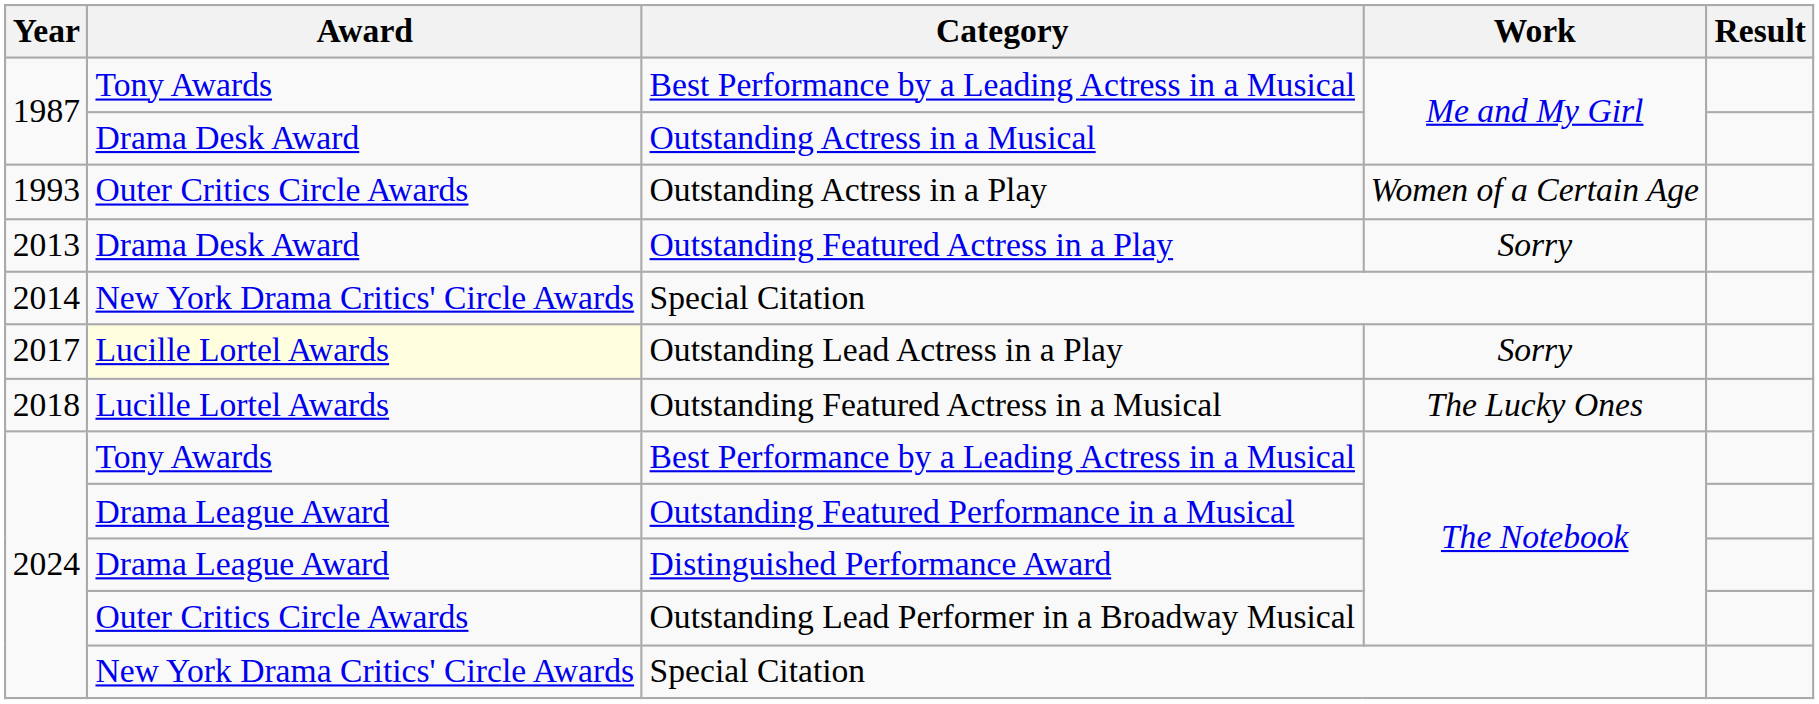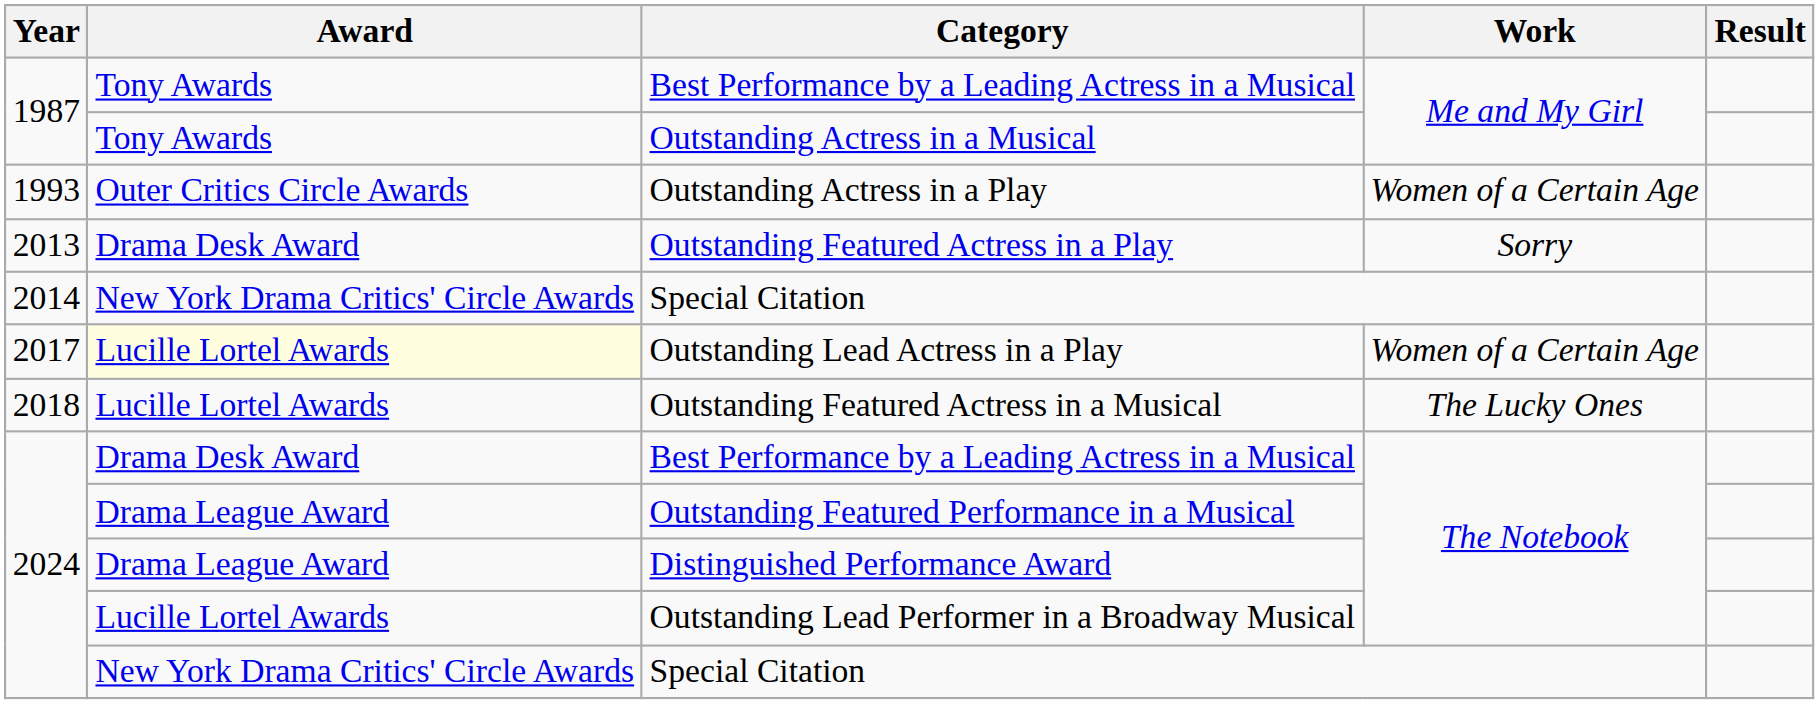(227, 137) Drama Desk Award -> (184, 137) Tony Awards
(1535, 350) Sorry -> (1535, 350) Women of a Certain Age
(184, 457) Tony Awards -> (227, 457) Drama Desk Award
(282, 617) Outer Critics Circle Awards -> (242, 617) Lucille Lortel Awards
